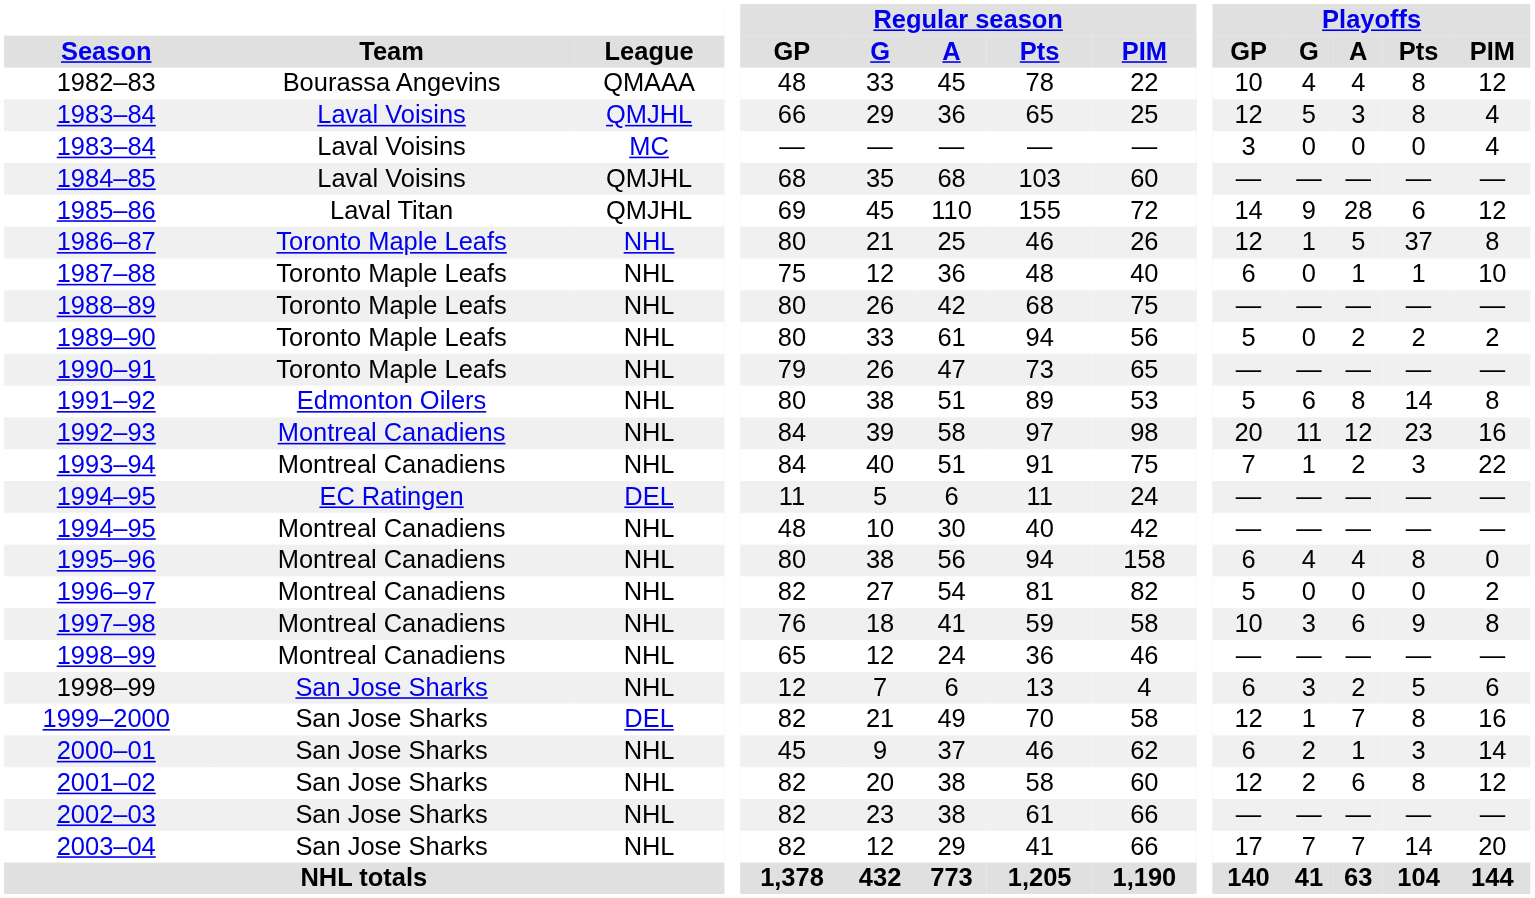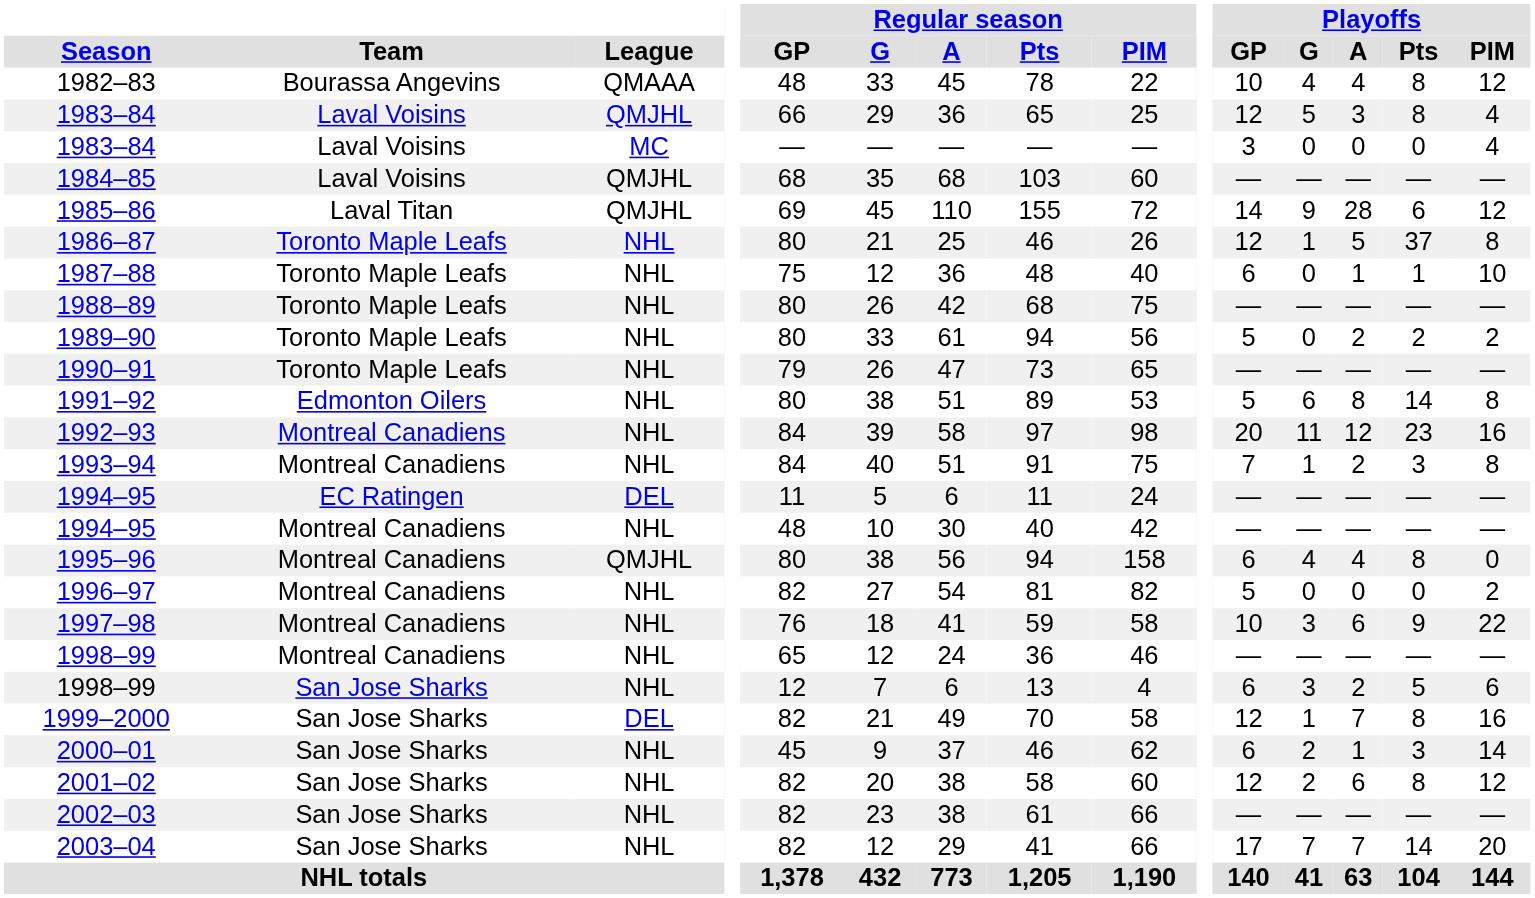(1492, 464) 22 -> (1492, 464) 8
(649, 560) NHL -> (649, 560) QMJHL
(1492, 623) 8 -> (1492, 623) 22
